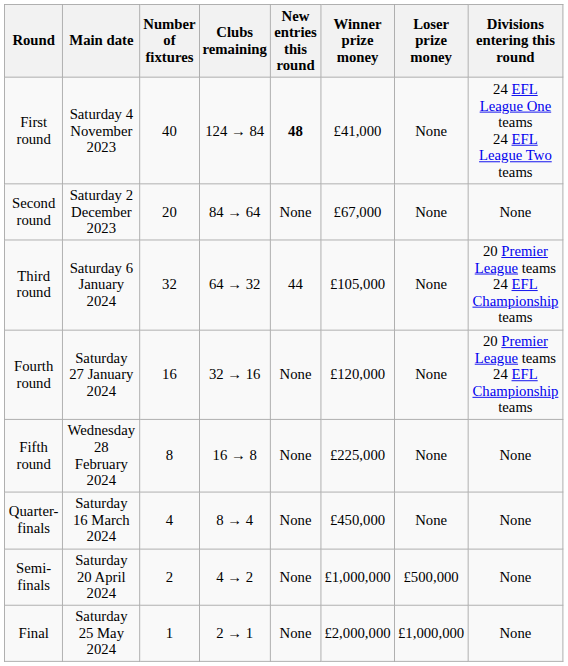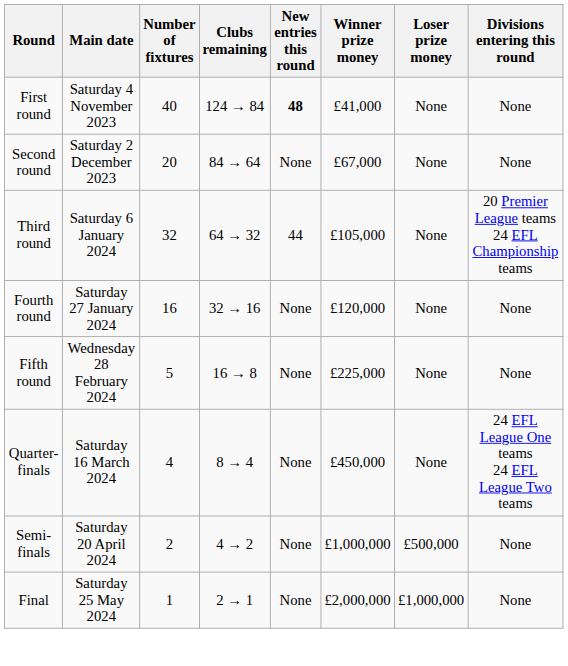(515, 130) 24 EFL League One teams 24 EFL League Two teams -> (515, 105) None
(515, 374) 20 Premier League teams 24 EFL Championship teams -> (515, 308) None
(169, 455) 8 -> (169, 373) 5
(515, 520) None -> (515, 462) 24 EFL League One teams 24 EFL League Two teams
